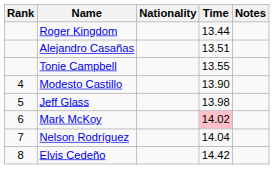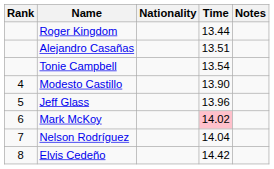(216, 66) 13.55 -> (216, 66) 13.54
(216, 102) 13.98 -> (216, 102) 13.96
